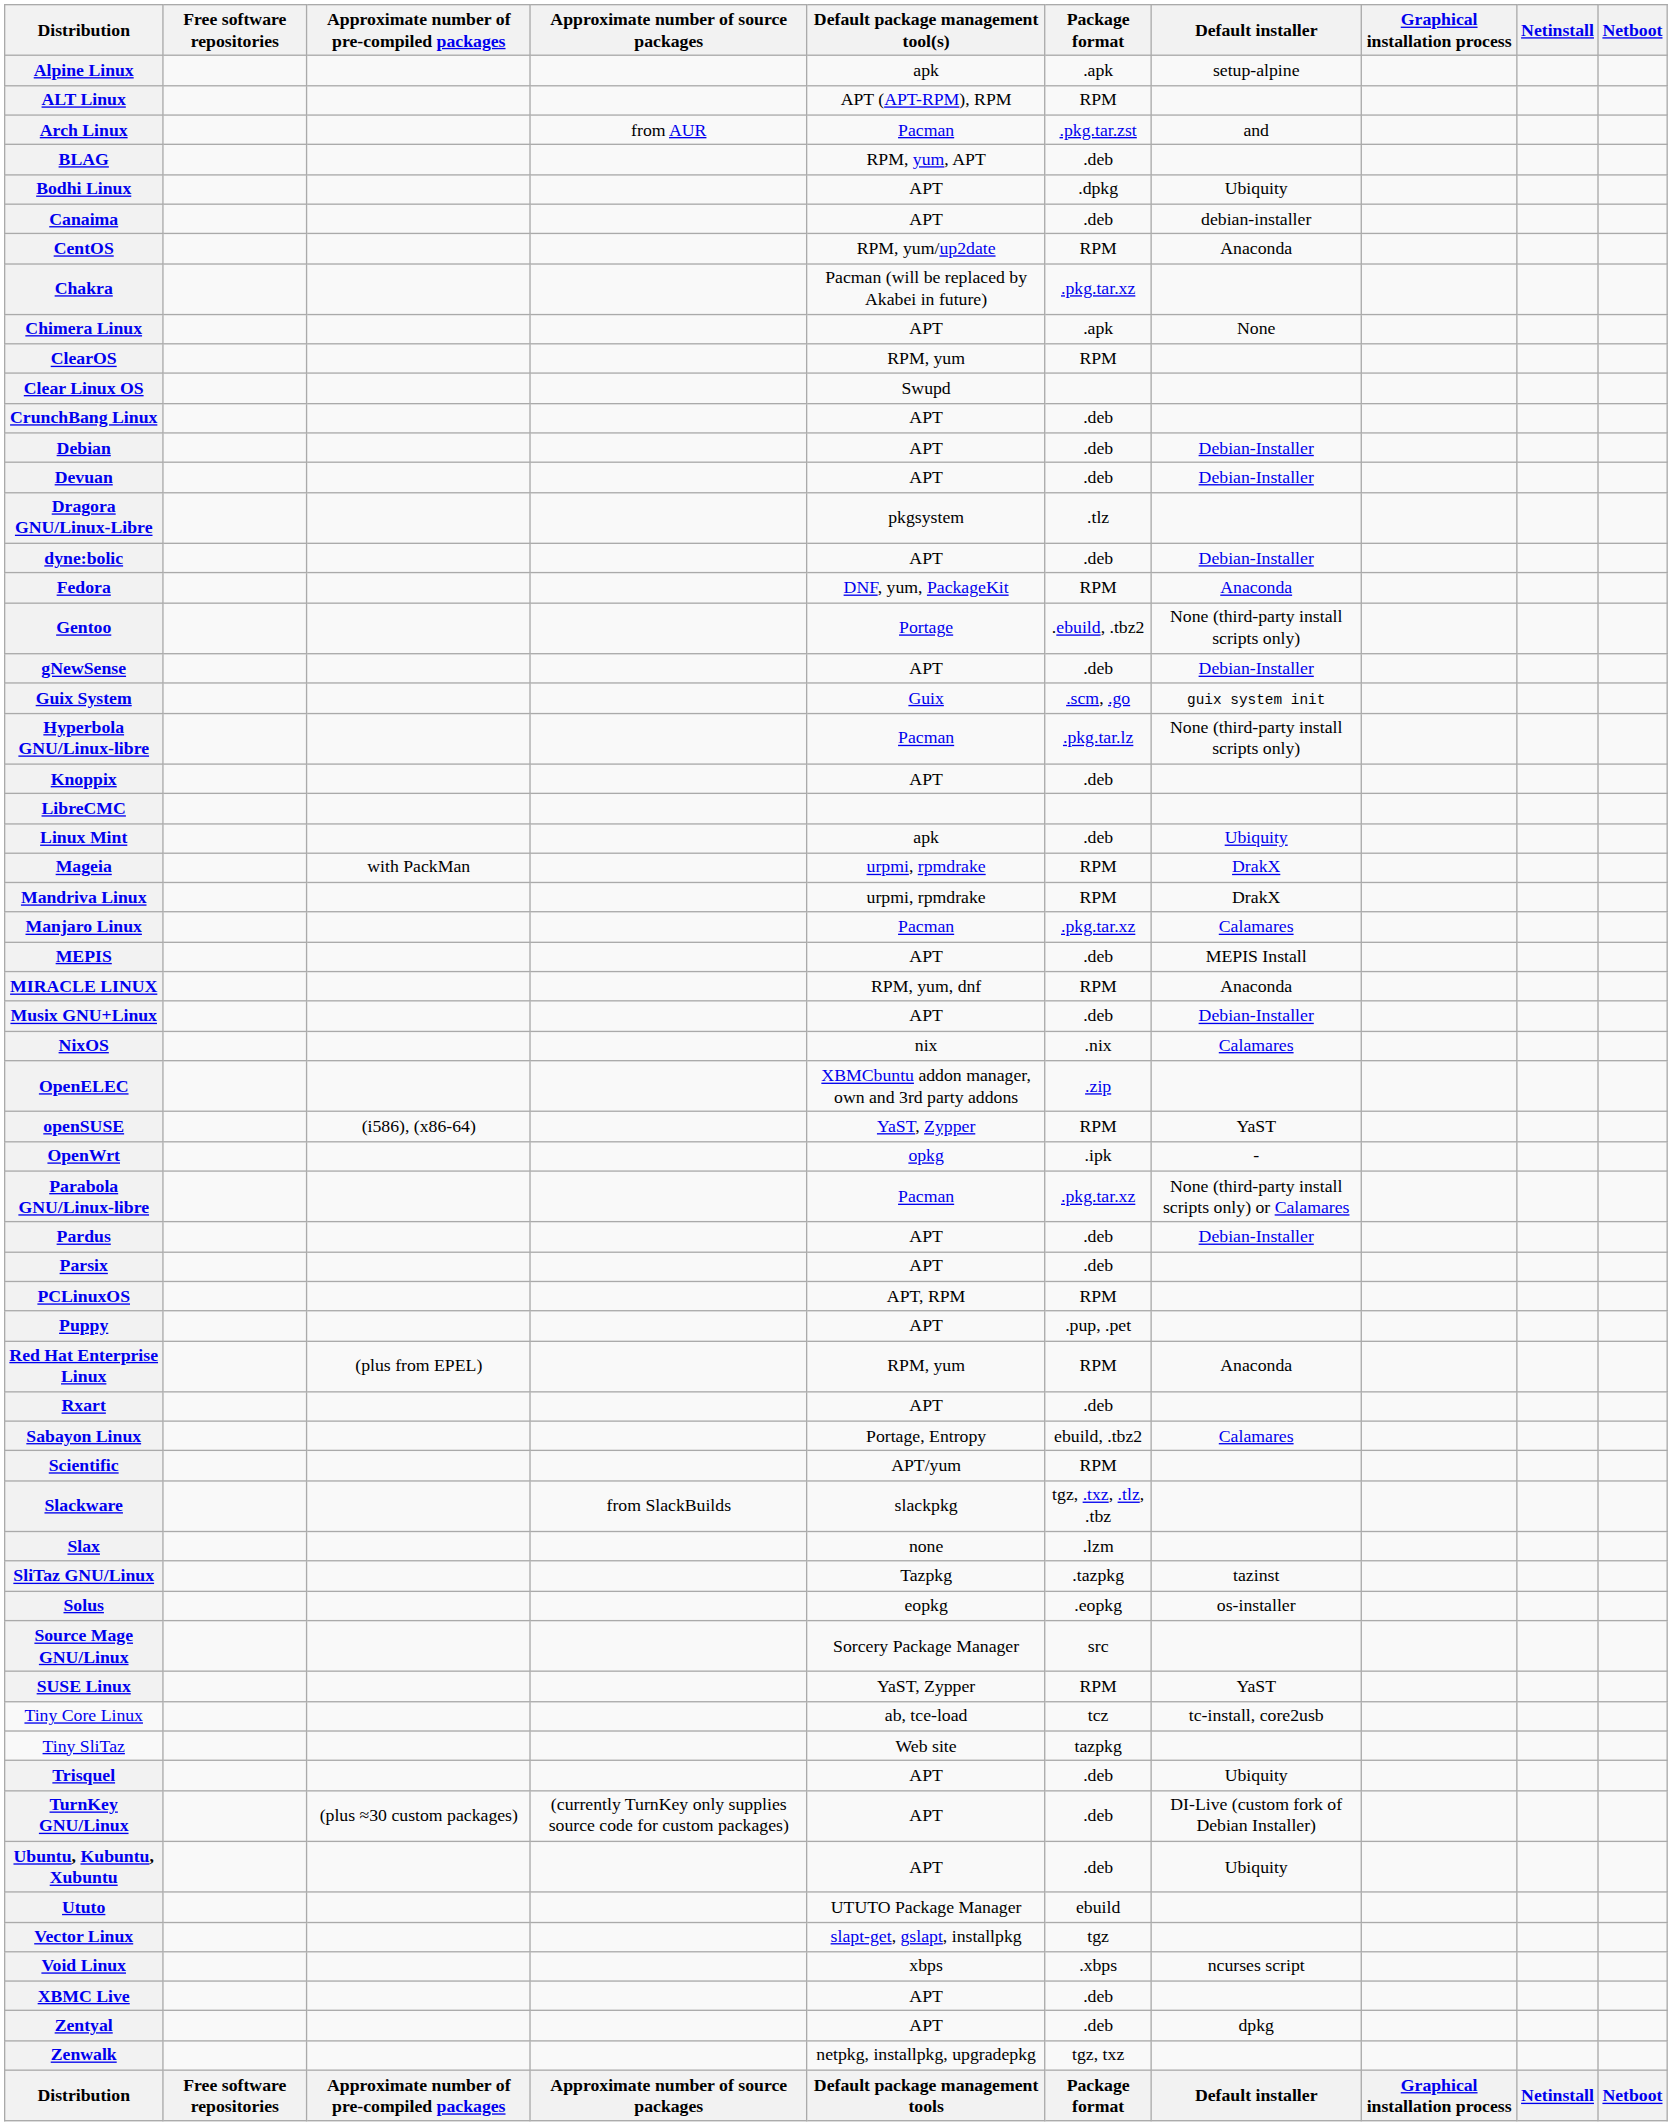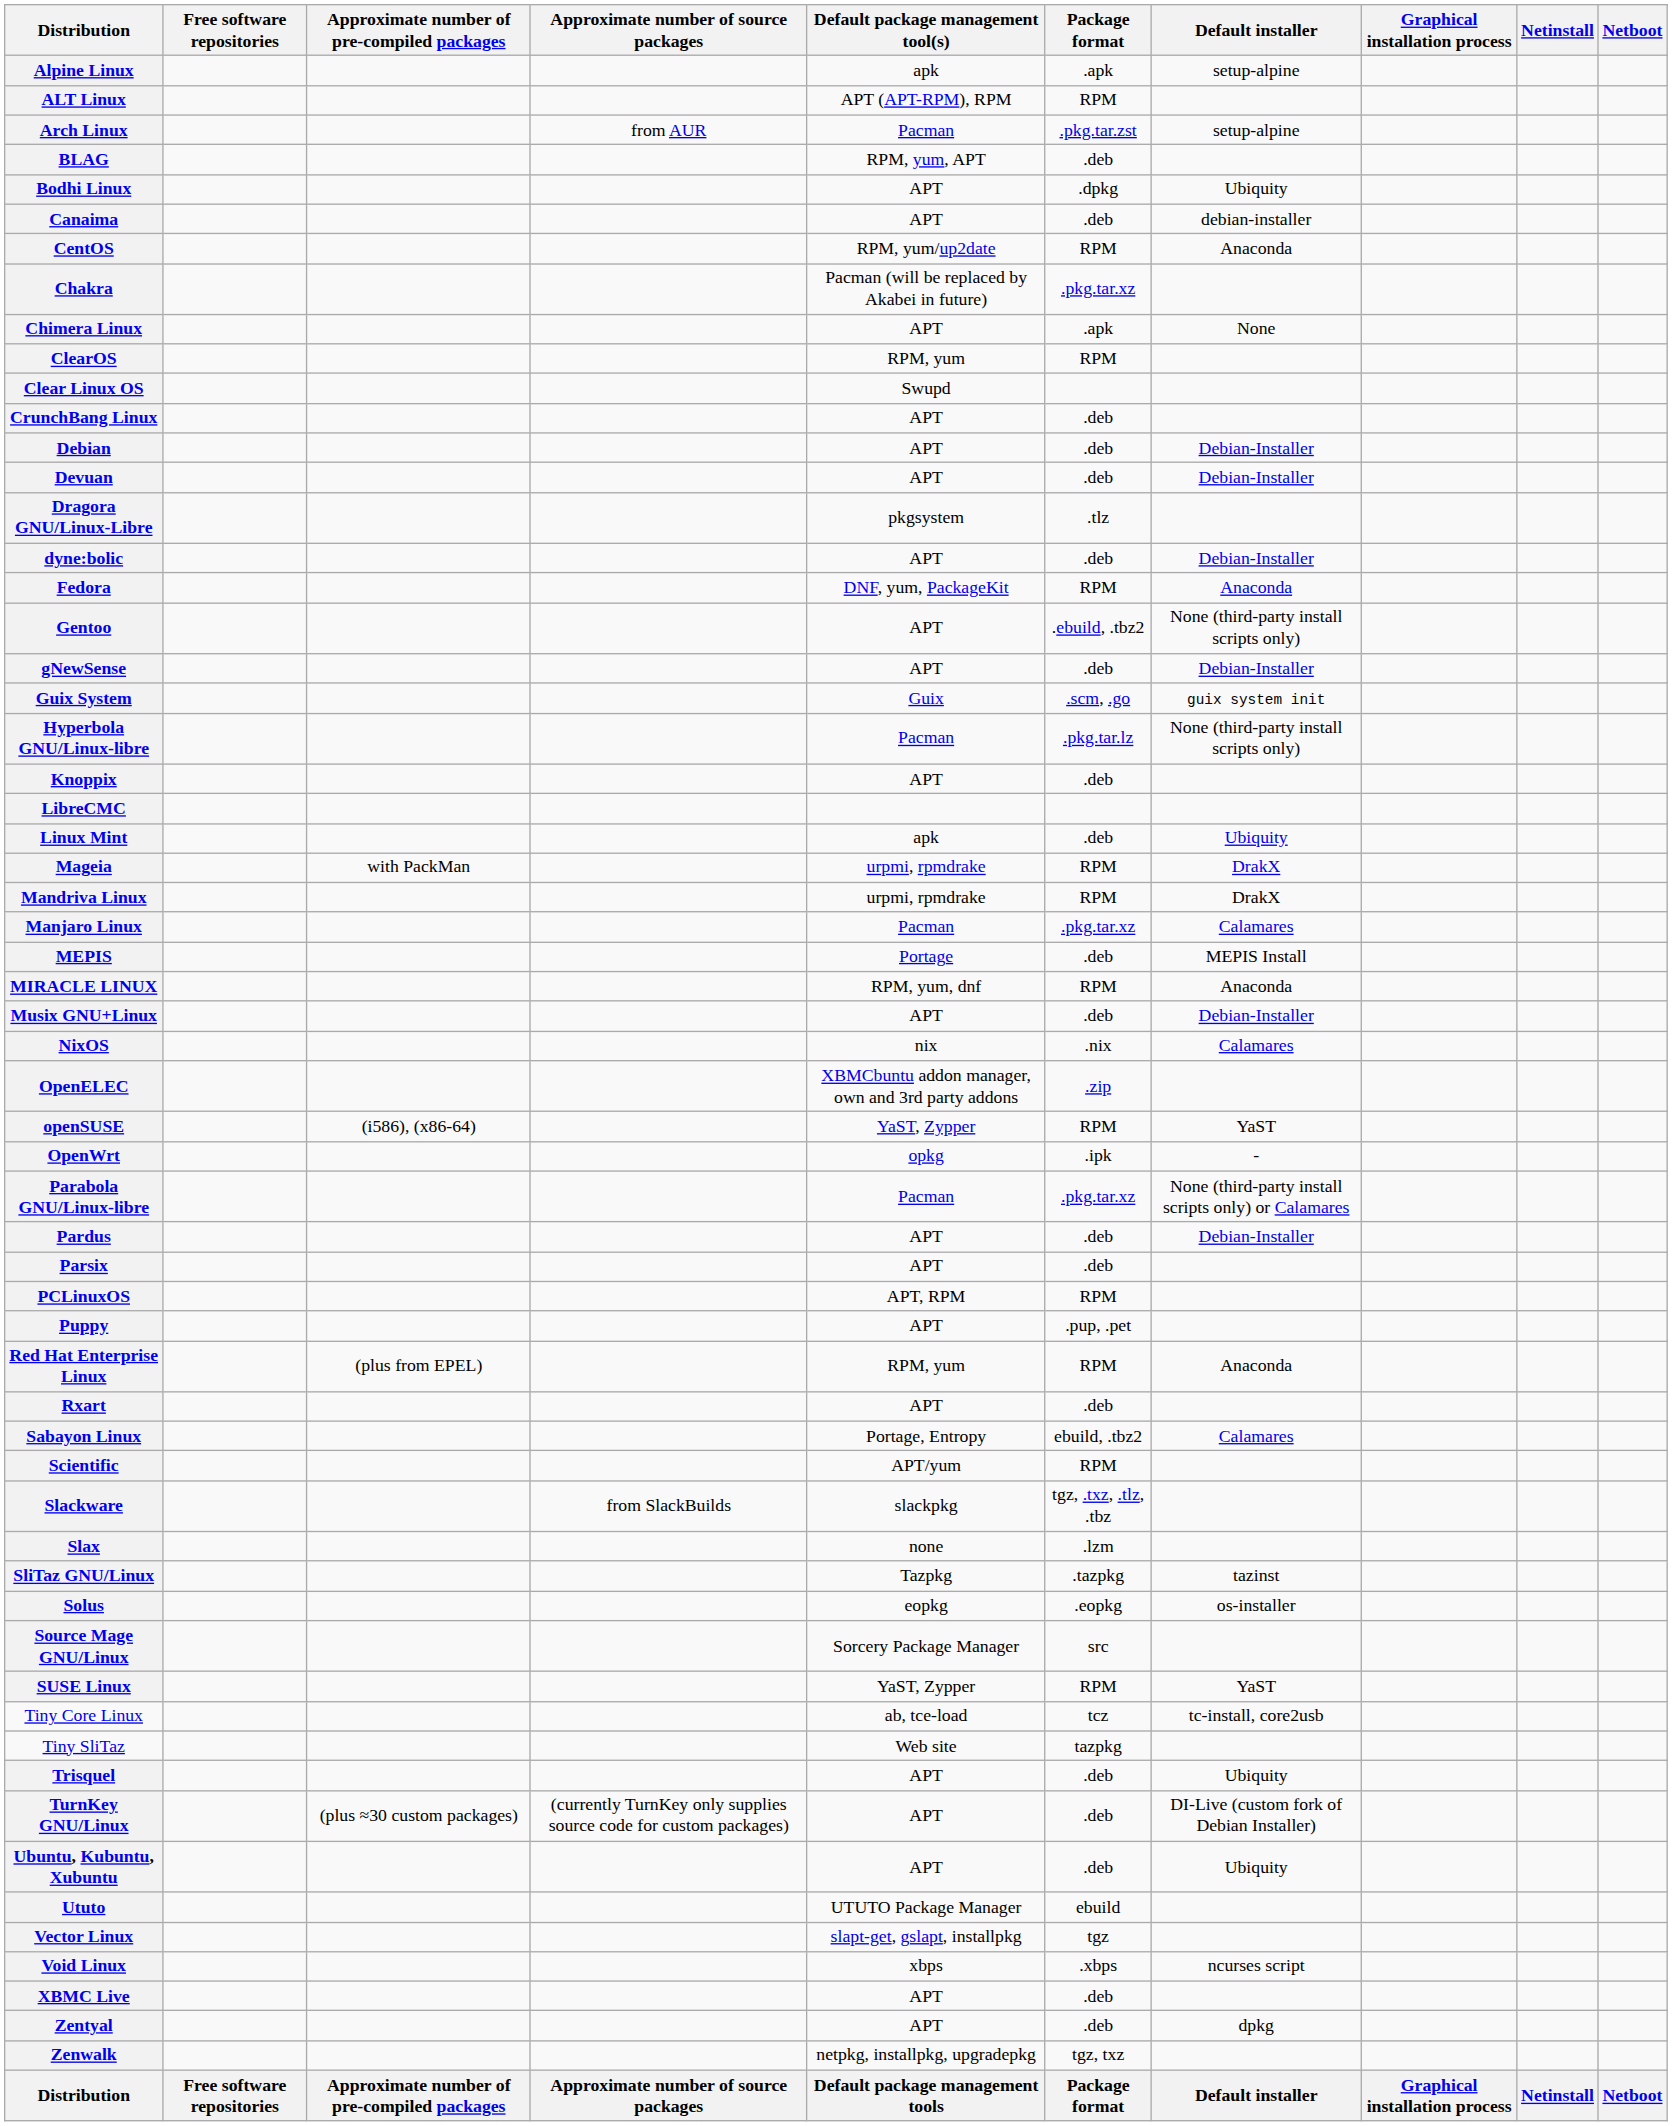(1256, 129) and -> (1256, 129) setup-alpine
(926, 628) Portage -> (926, 628) APT
(926, 956) APT -> (926, 956) Portage
